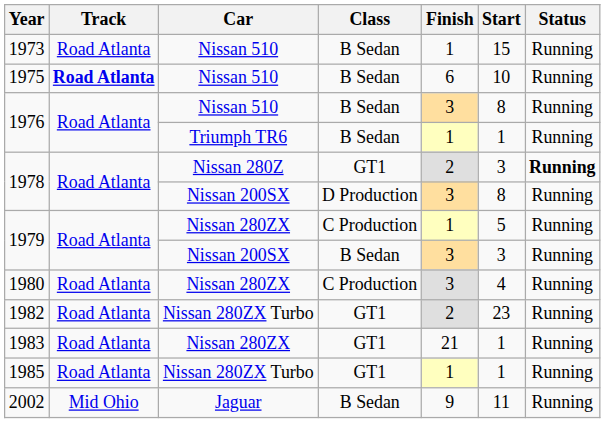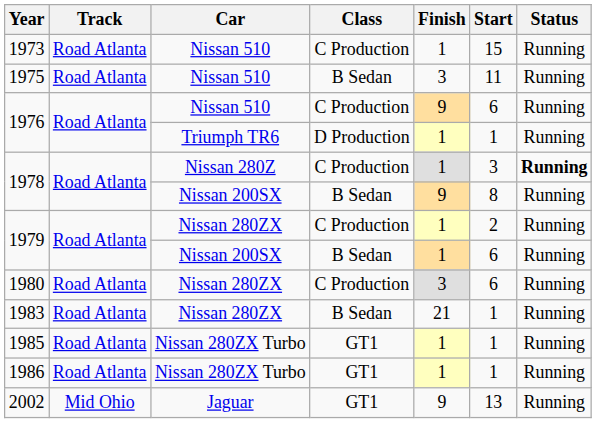(370, 49) B Sedan -> (362, 49) C Production
(104, 78) bold -> (100, 78) normal
(450, 78) 6 -> (442, 78) 3
(501, 78) 10 -> (493, 78) 11
(370, 107) B Sedan -> (362, 107) C Production
(450, 107) 3 -> (442, 107) 9
(501, 107) 8 -> (493, 107) 6
(370, 137) B Sedan -> (362, 137) D Production
(370, 166) GT1 -> (362, 166) C Production
(450, 166) 2 -> (442, 166) 1
(370, 196) D Production -> (362, 196) B Sedan
(450, 196) 3 -> (442, 196) 9
(501, 225) 5 -> (493, 225) 2
(450, 255) 3 -> (442, 255) 1
(501, 255) 3 -> (493, 255) 6
(501, 284) 4 -> (493, 284) 6
- row: (27, 314)
(370, 343) GT1 -> (362, 314) B Sedan
+ row: (27, 373)
(370, 402) B Sedan -> (362, 402) GT1
(501, 402) 11 -> (493, 402) 13
